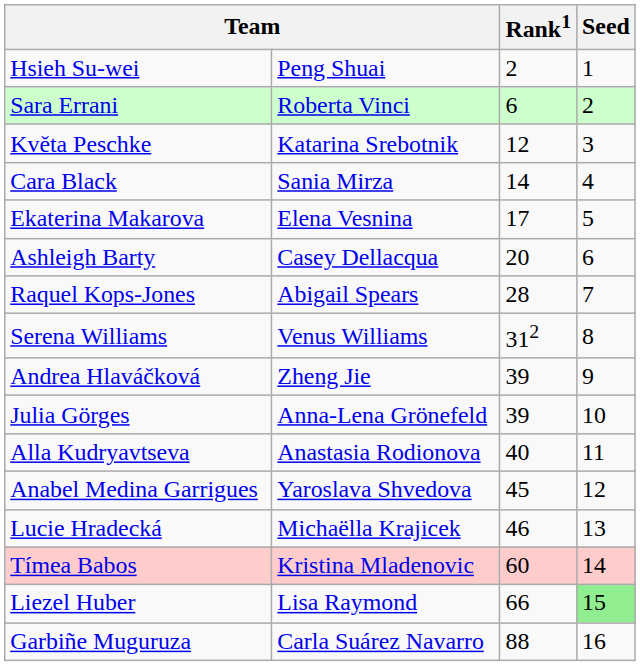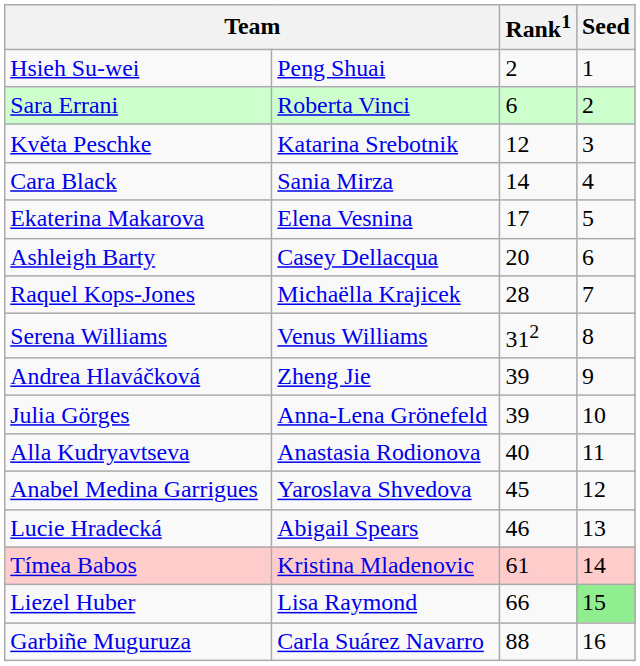(348, 294) Abigail Spears -> (369, 294) Michaëlla Krajicek
(369, 527) Michaëlla Krajicek -> (348, 527) Abigail Spears
(517, 565) 60 -> (517, 565) 61
